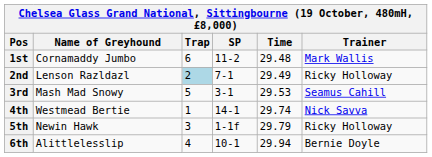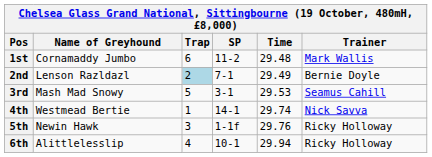(349, 76) Ricky Holloway -> (342, 76) Bernie Doyle
(275, 127) 29.79 -> (275, 127) 29.76
(342, 144) Bernie Doyle -> (349, 144) Ricky Holloway
